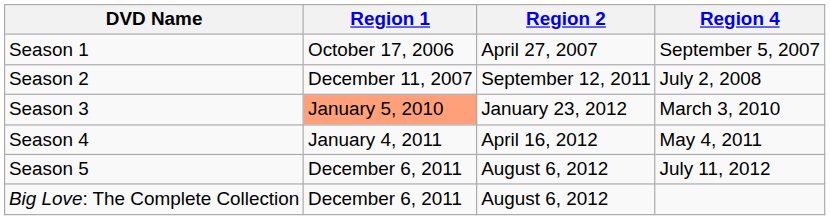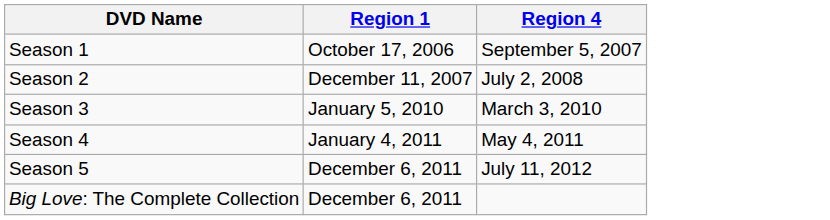- column: (566, 19)
(376, 109) lightsalmon background -> (376, 109) no background
